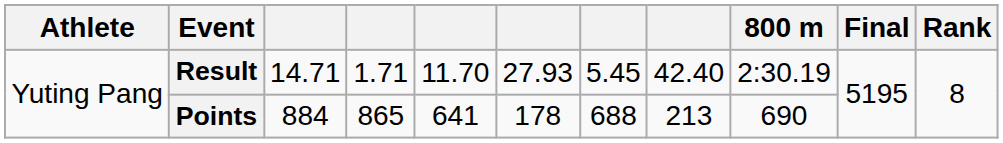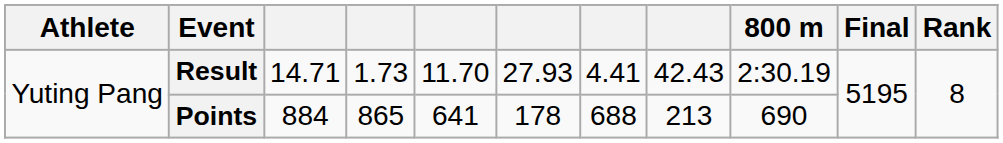(381, 72) 1.71 -> (381, 72) 1.73
(613, 72) 5.45 -> (613, 72) 4.41
(689, 72) 42.40 -> (689, 72) 42.43
